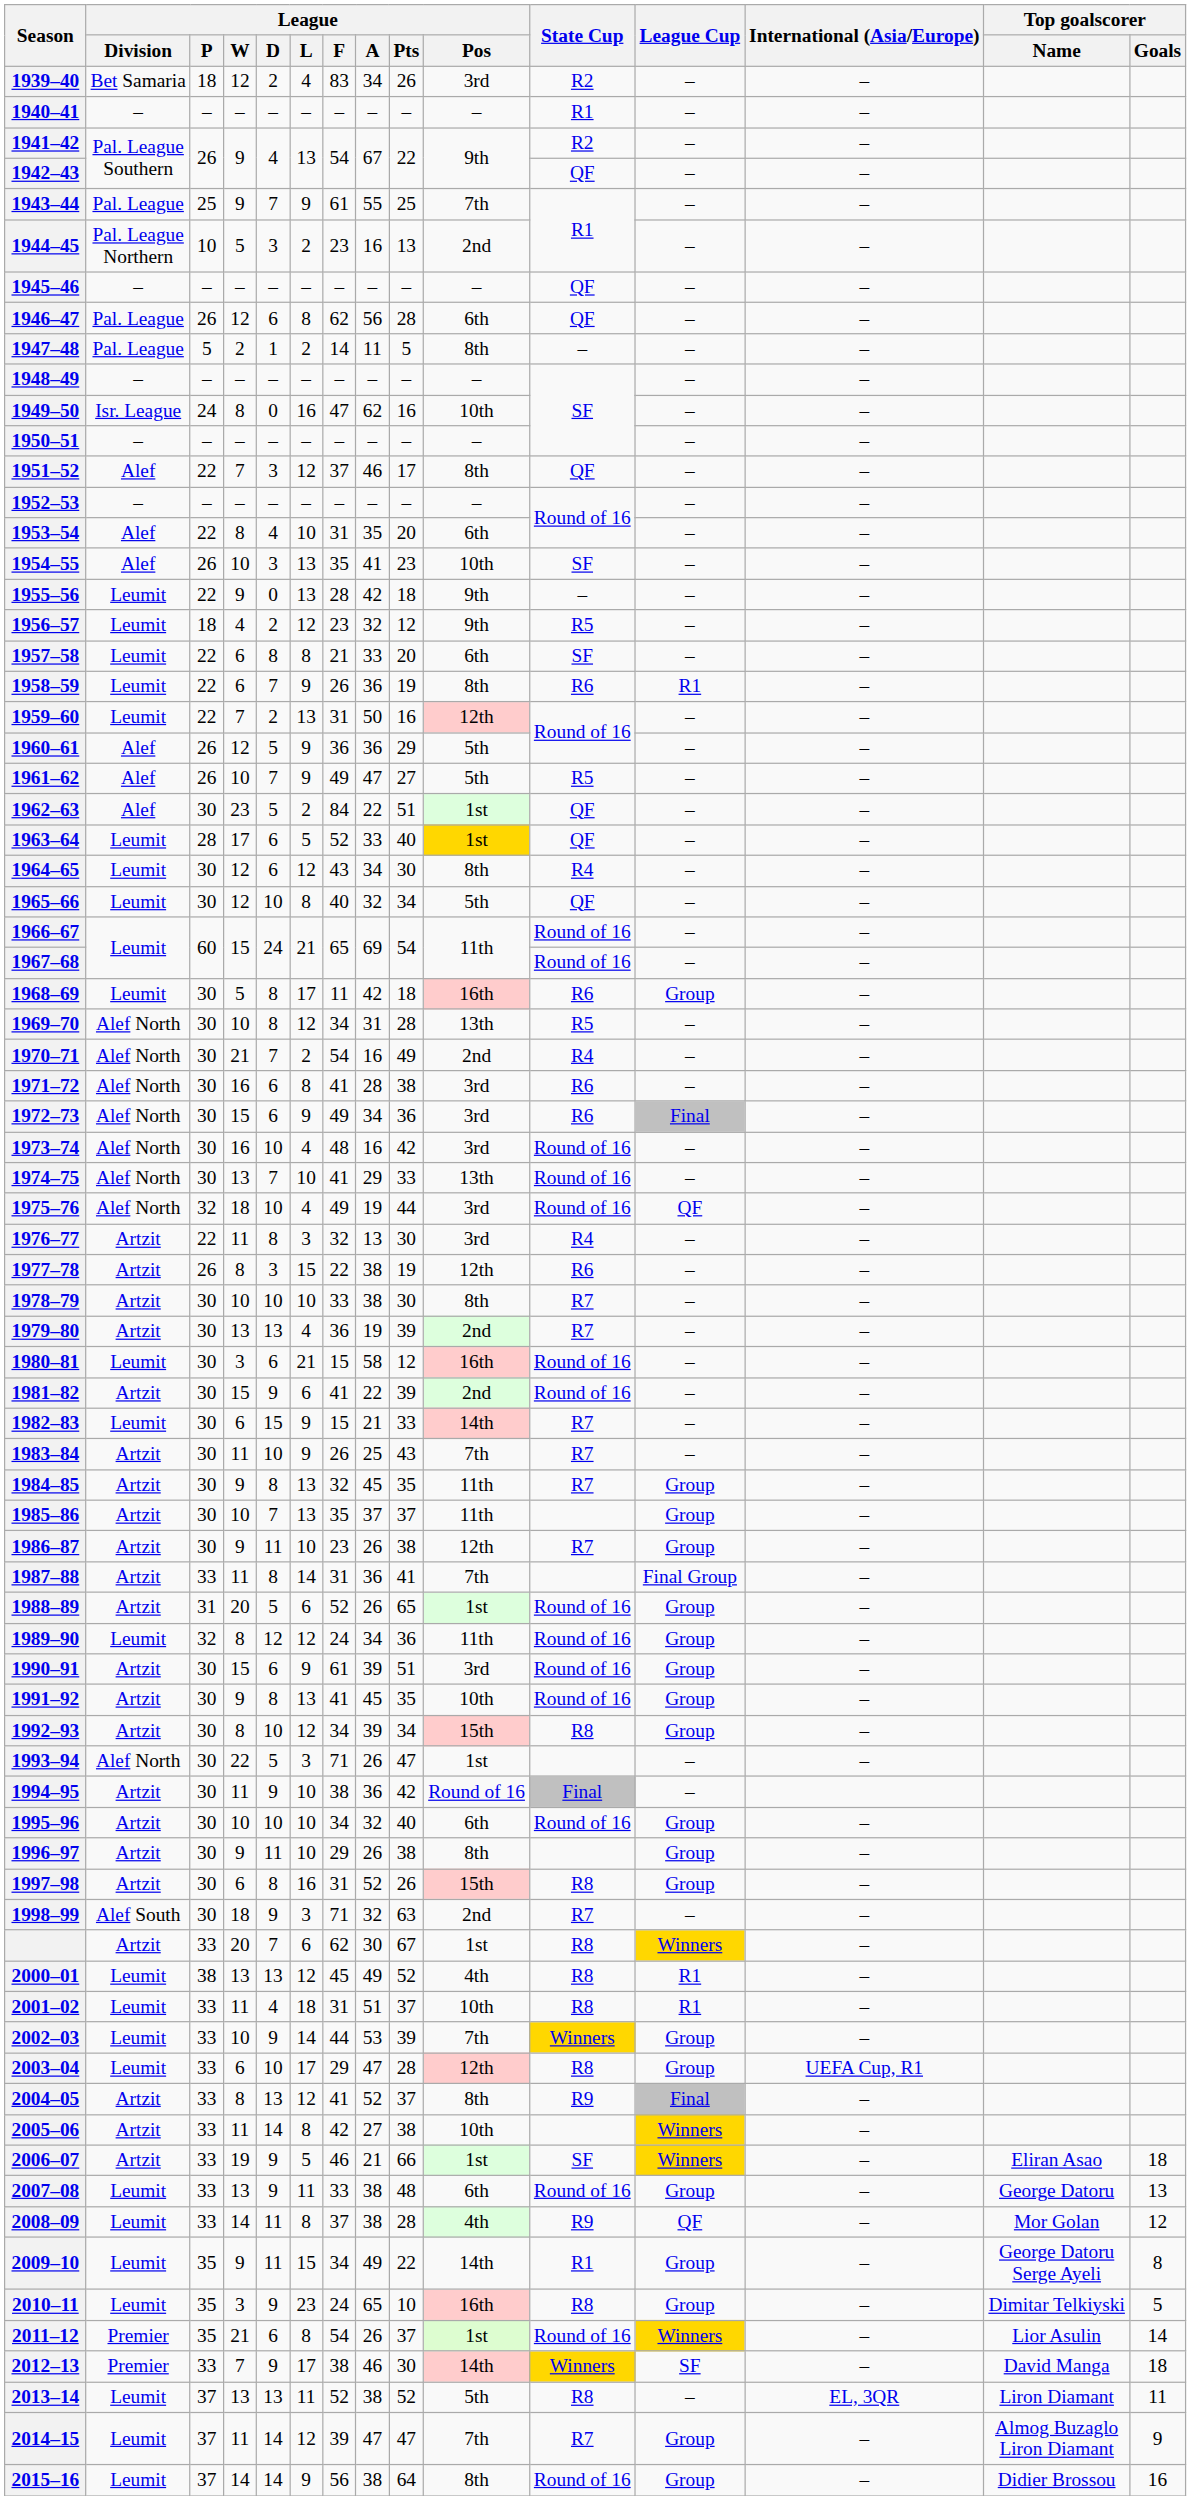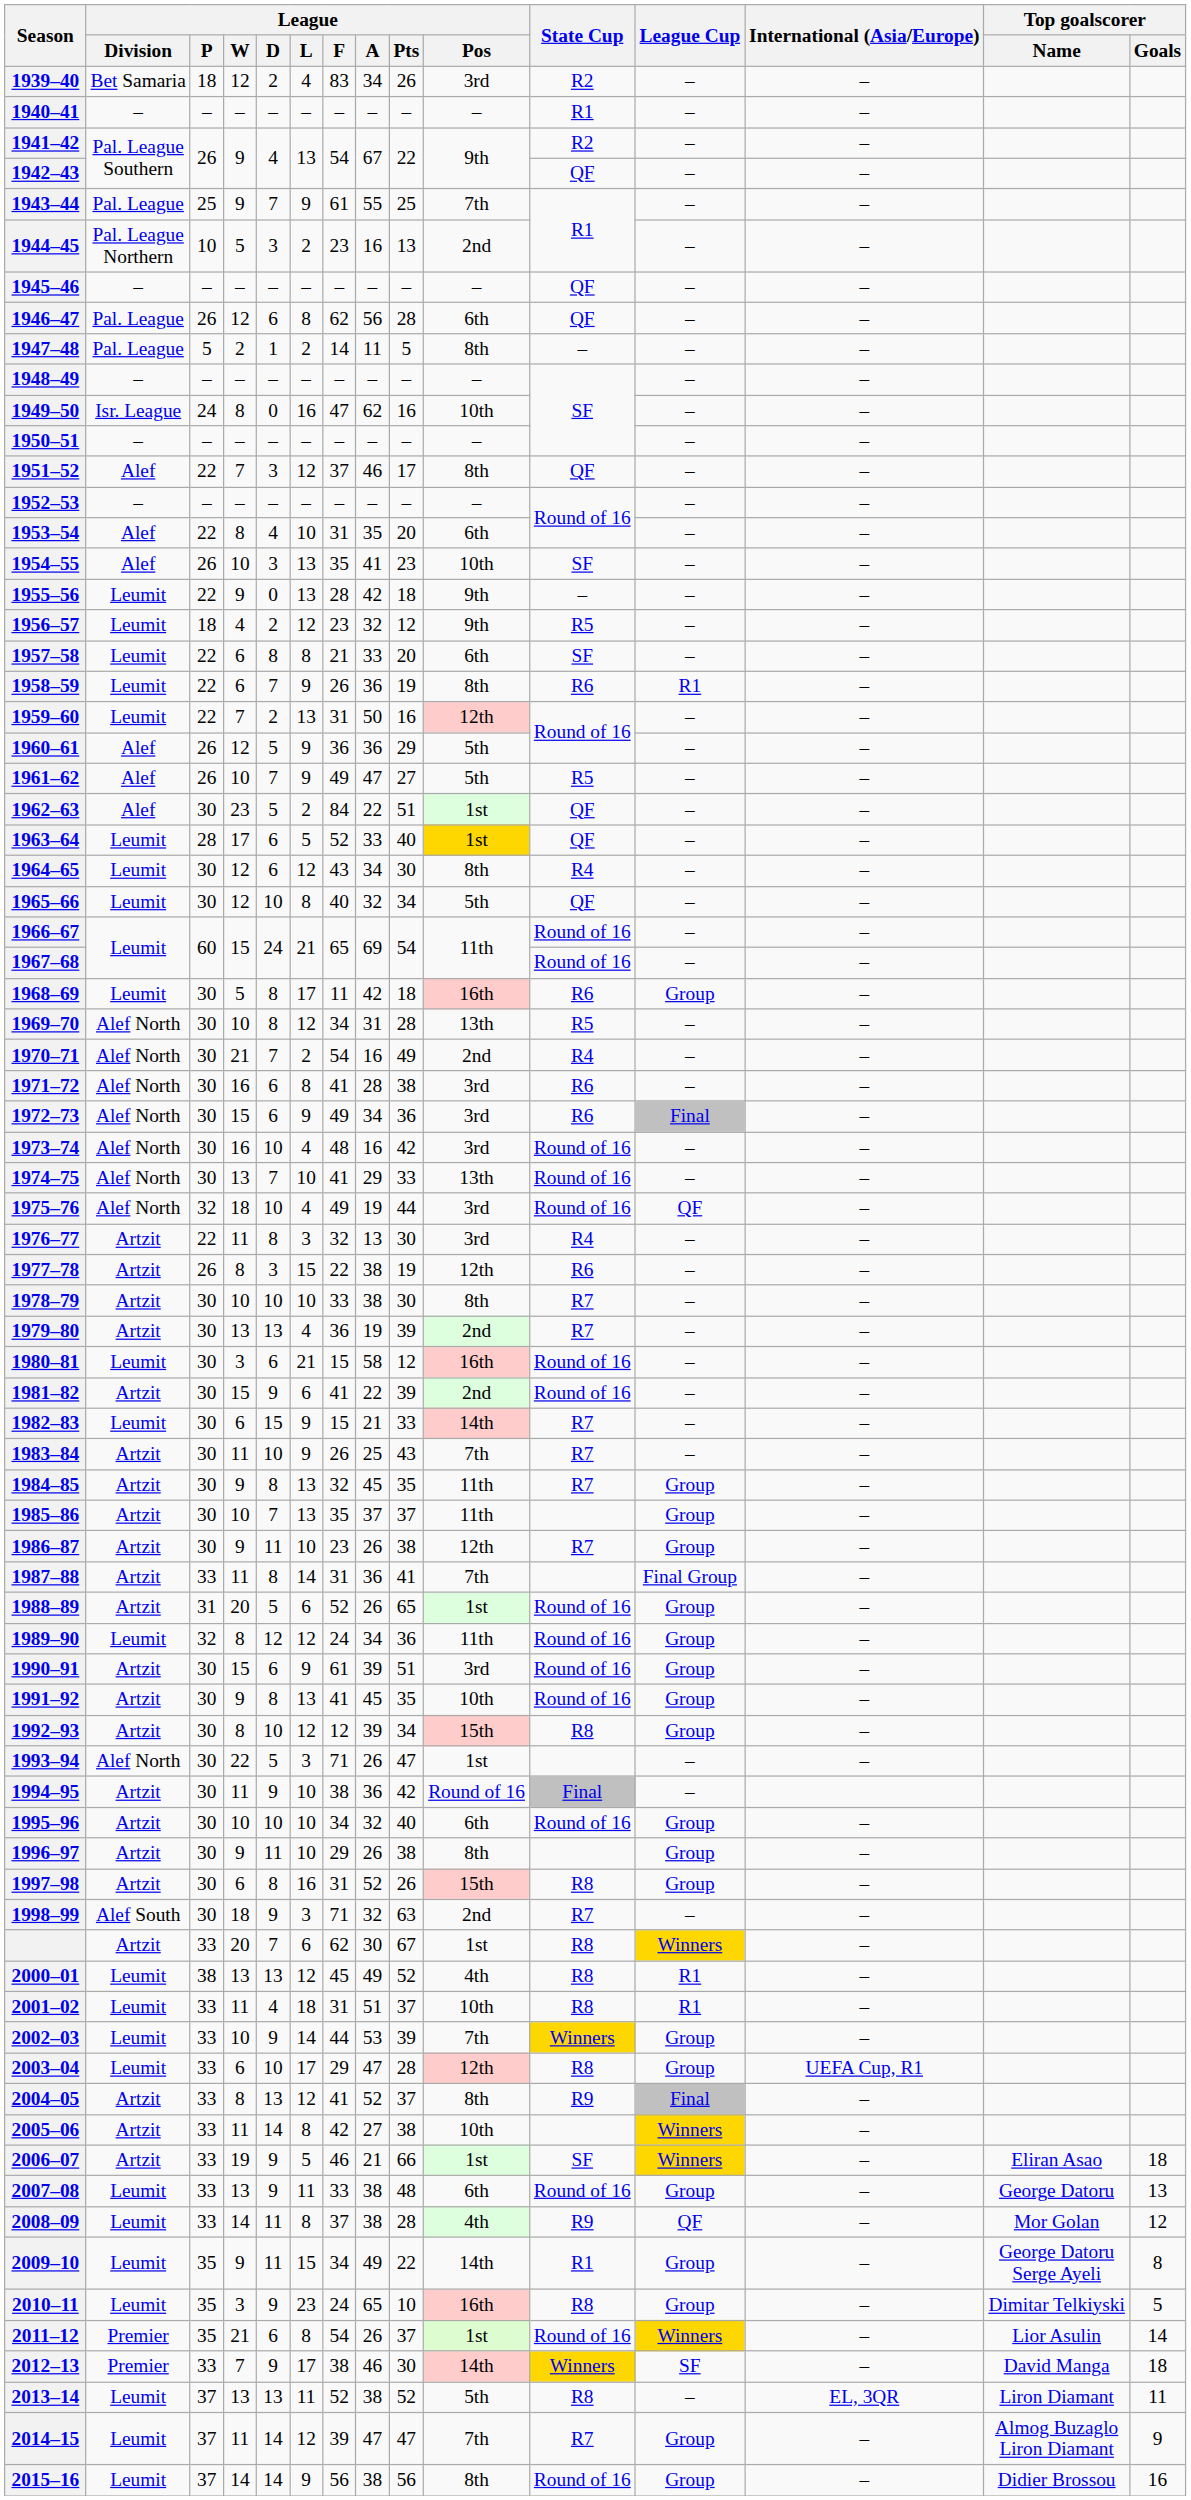(339, 1730) 34 -> (339, 1730) 12
(406, 2480) 64 -> (406, 2480) 56
